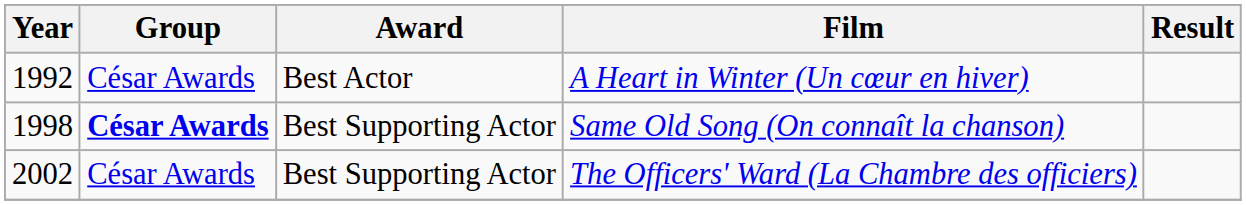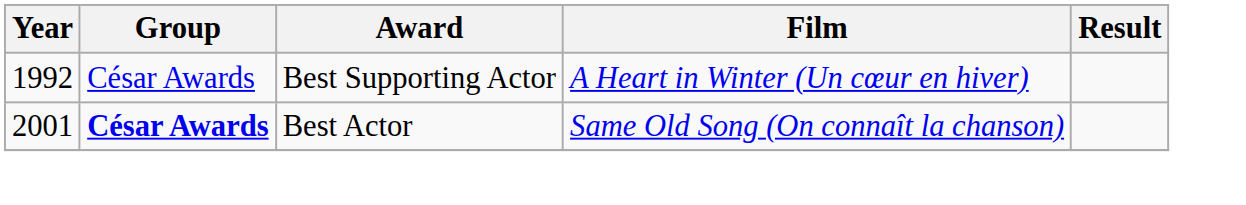(348, 77) Best Actor -> (419, 77) Best Supporting Actor
(43, 125) 1998 -> (43, 125) 2001
(419, 125) Best Supporting Actor -> (348, 125) Best Actor
- row: (854, 174)
